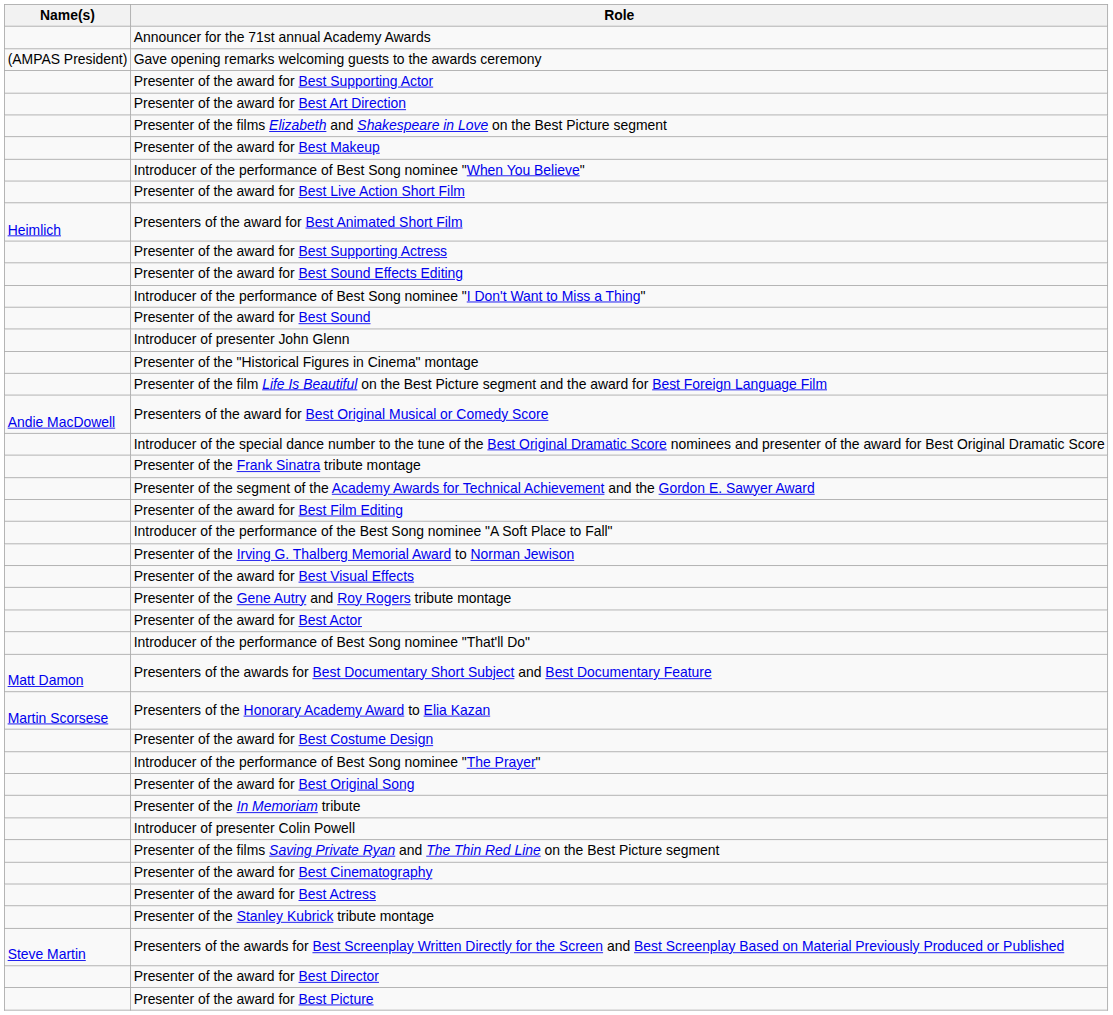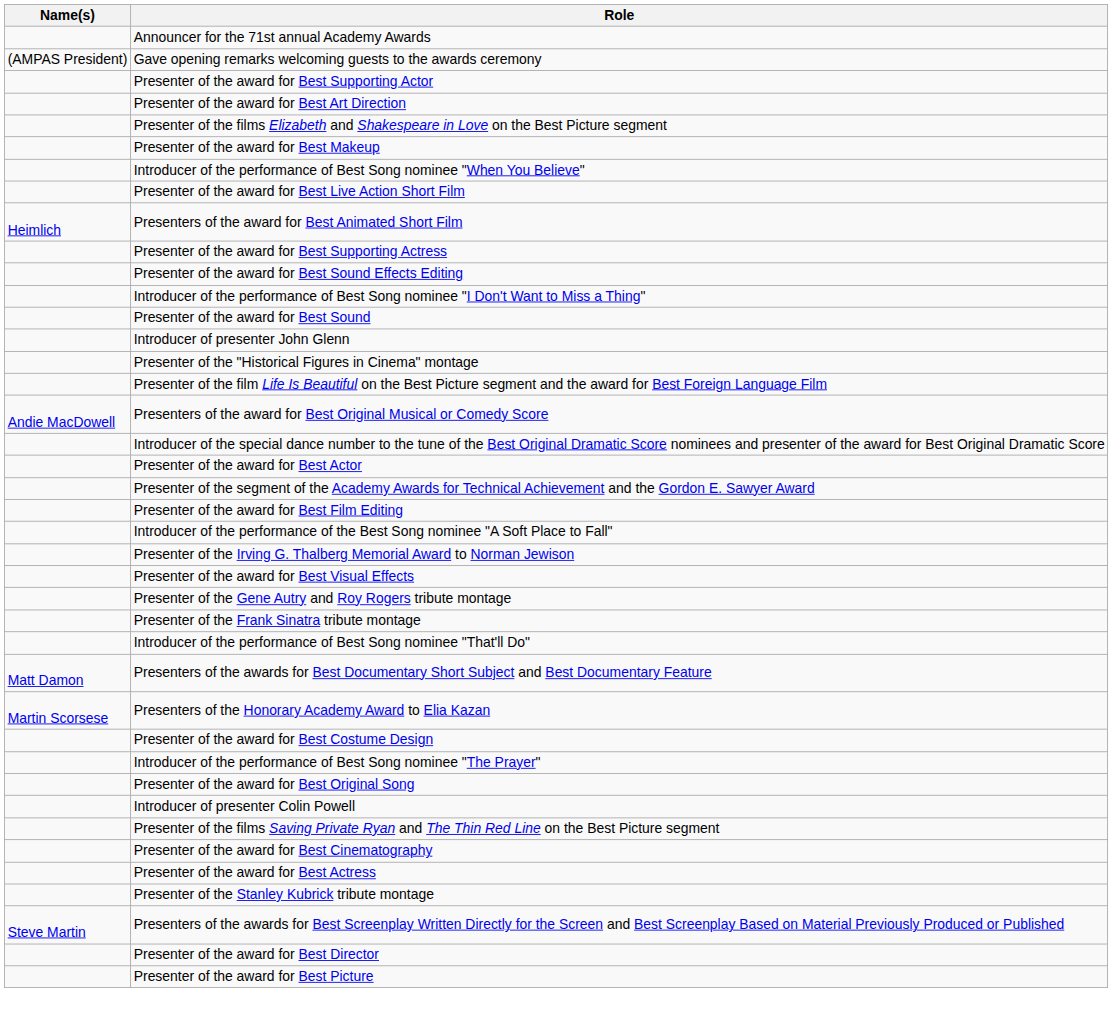rows swapped: (277, 466) <-> (248, 620)
- row: (247, 806)
